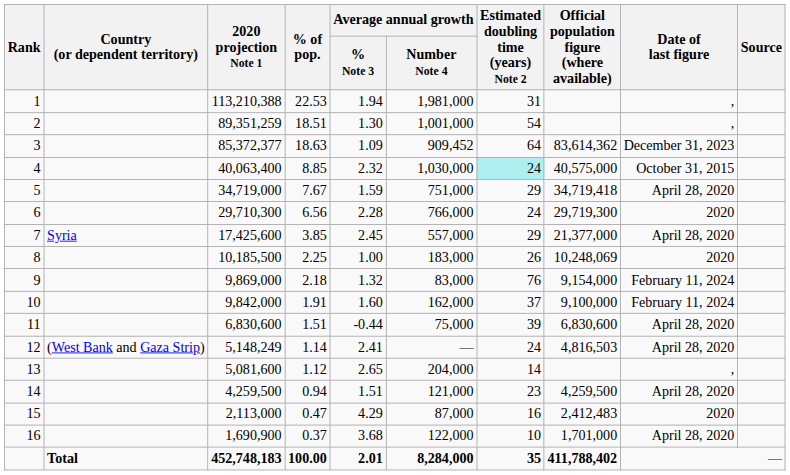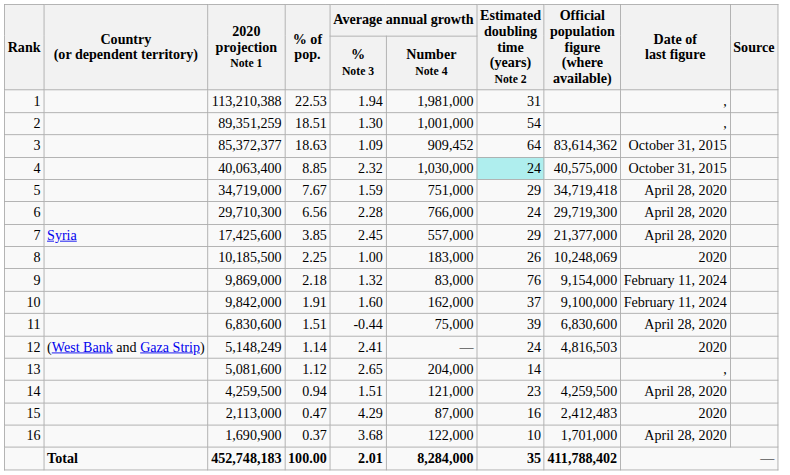(679, 146) December 31, 2023 -> (678, 146) October 31, 2015
(720, 213) 2020 -> (686, 213) April 28, 2020
(693, 346) April 28, 2020 -> (713, 346) 2020
